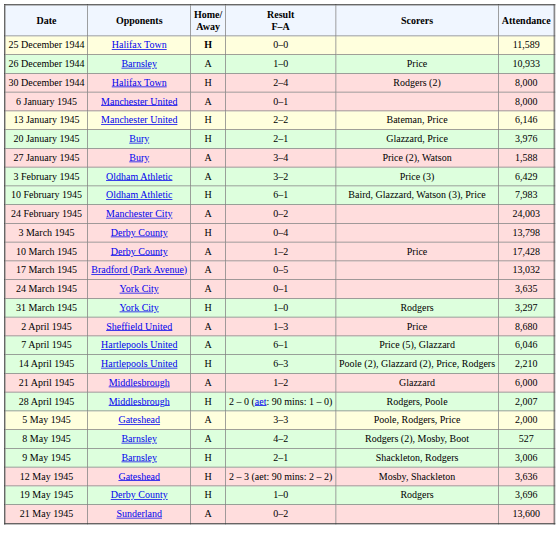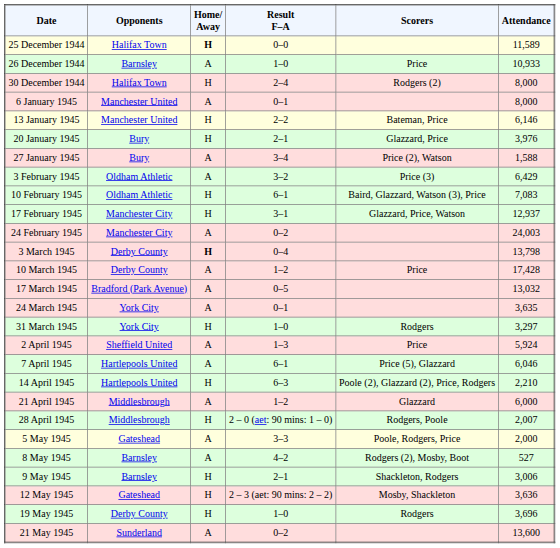(526, 195) 7,983 -> (526, 195) 7,083
+ row: (47, 214)
(208, 232) normal -> (208, 251) bold
(526, 326) 8,680 -> (526, 345) 5,924
